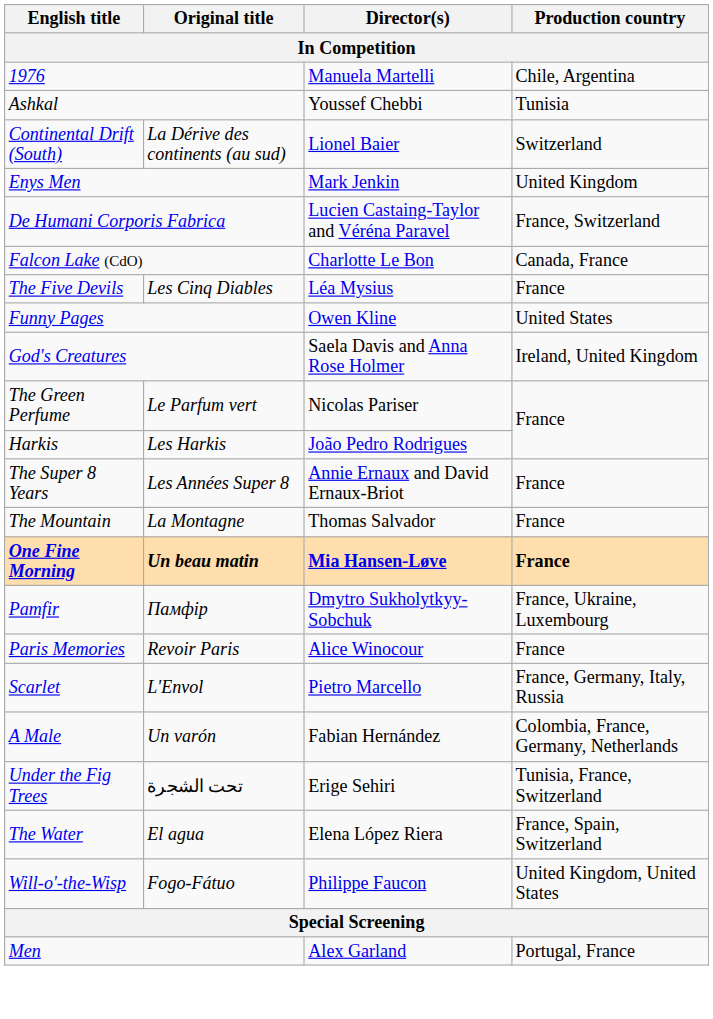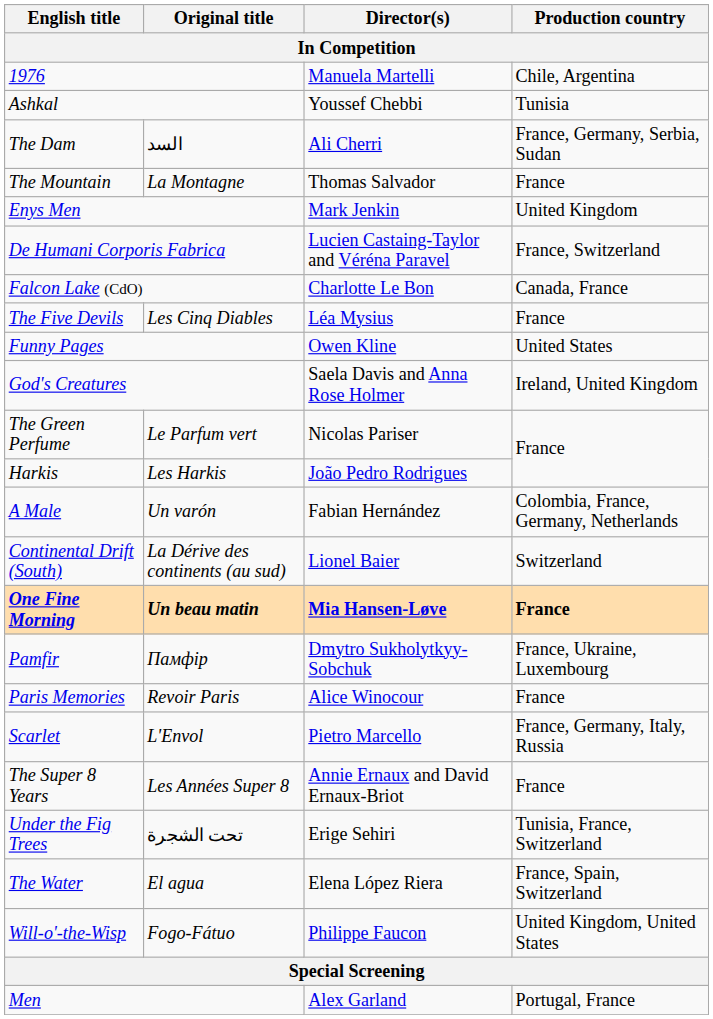+ row: (42, 143)
rows swapped: (71, 143) <-> (60, 521)
rows swapped: (35, 736) <-> (52, 483)
